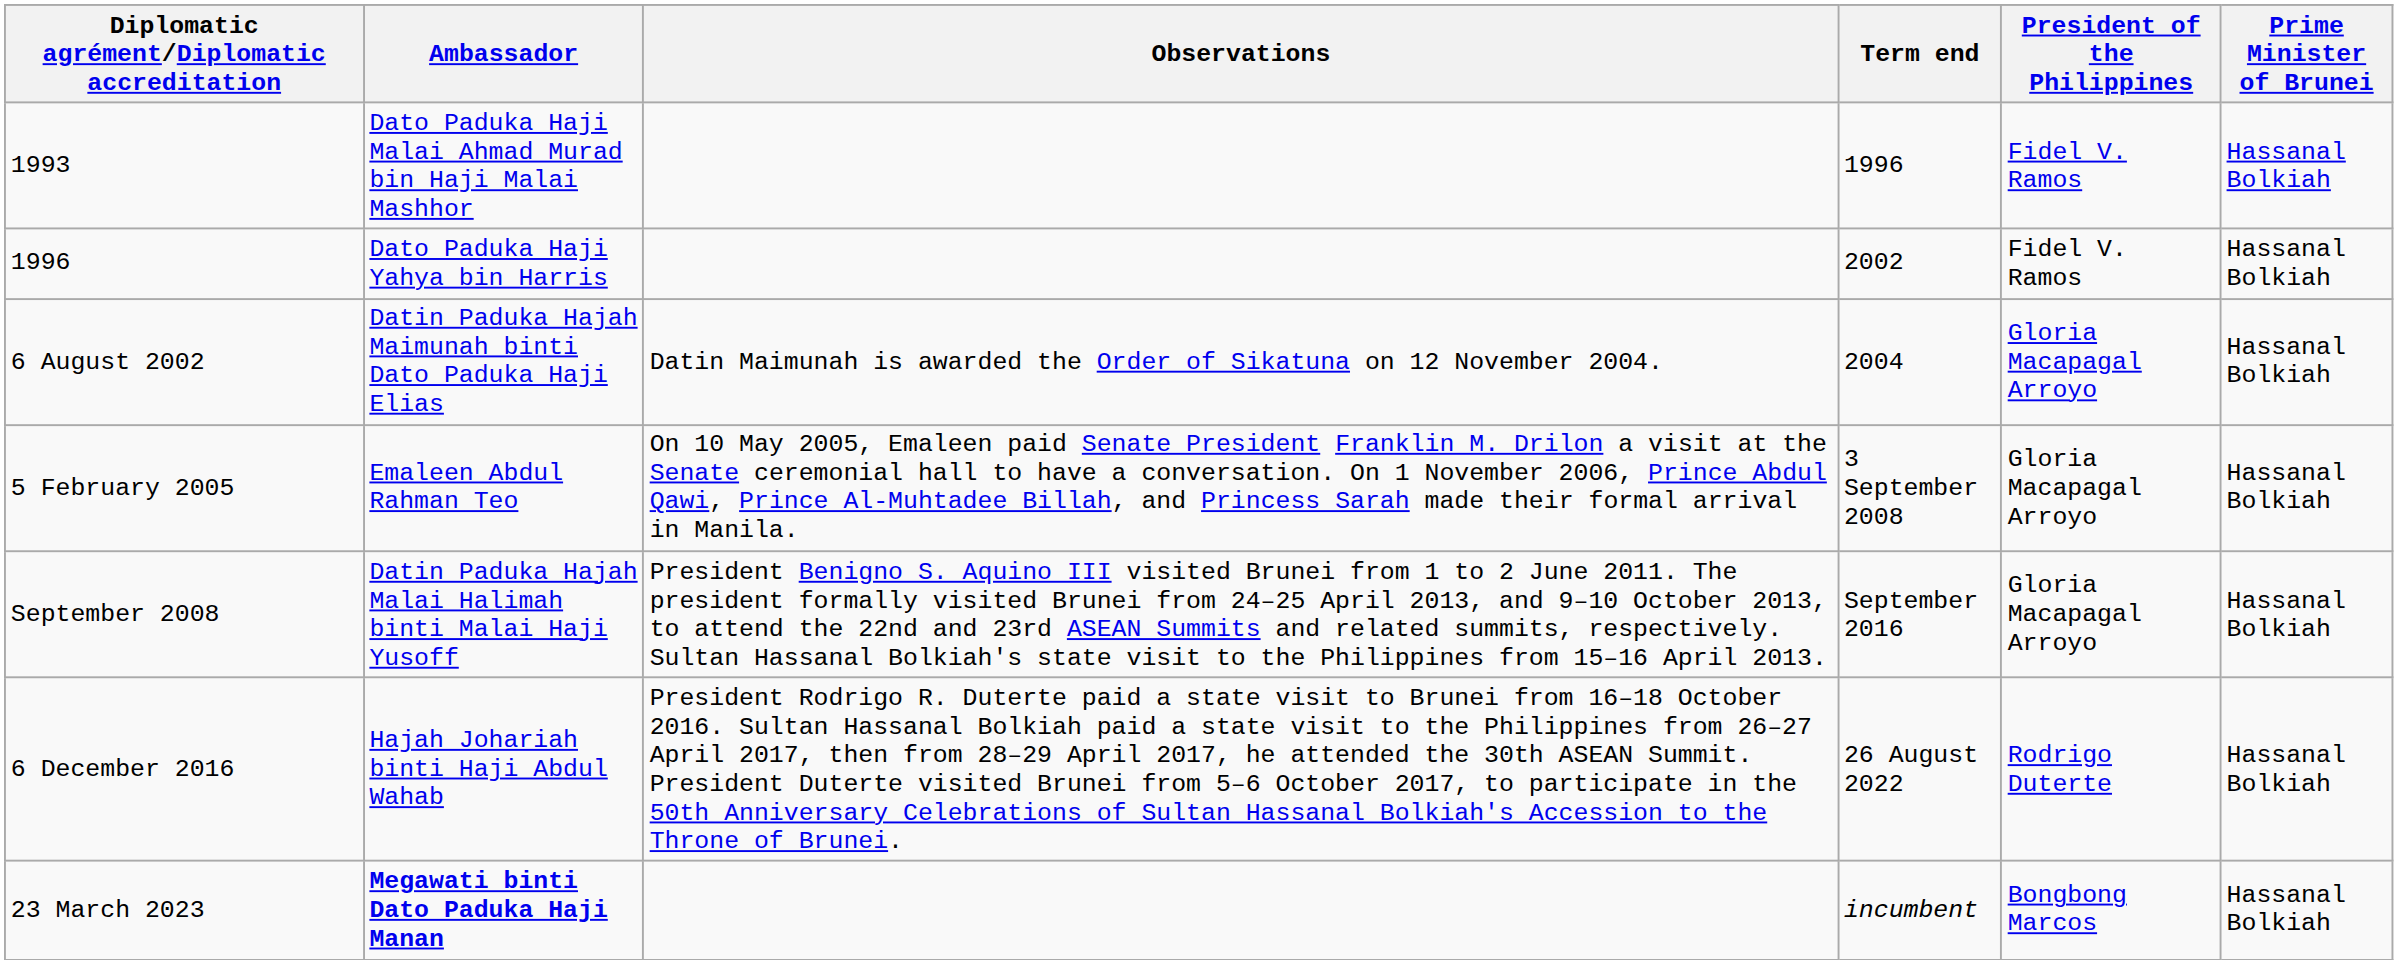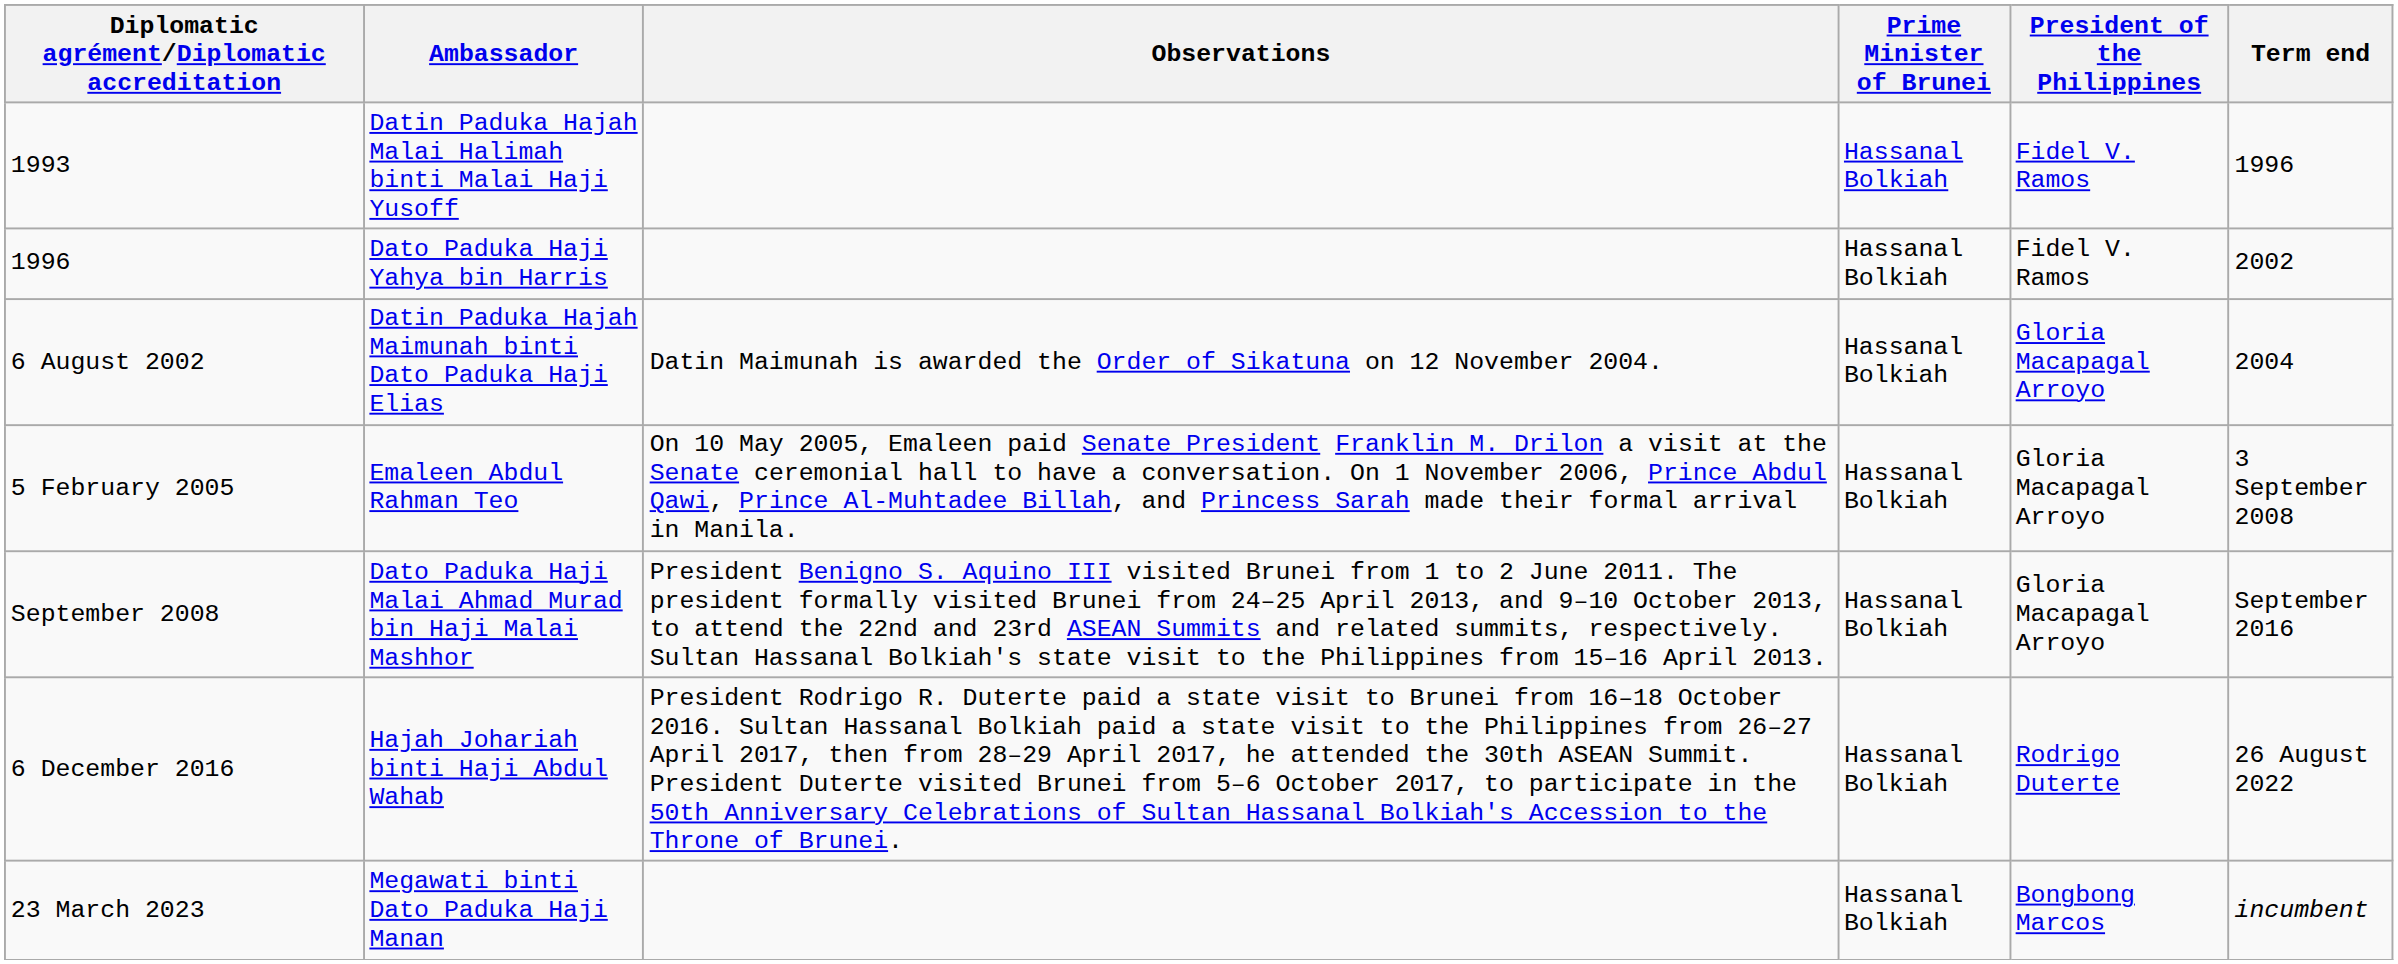columns swapped: (2307, 54) <-> (1920, 54)
(496, 166) Dato Paduka Haji Malai Ahmad Murad bin Haji Malai Mashhor -> (503, 166) Datin Paduka Hajah Malai Halimah binti Malai Haji Yusoff
(503, 614) Datin Paduka Hajah Malai Halimah binti Malai Haji Yusoff -> (496, 614) Dato Paduka Haji Malai Ahmad Murad bin Haji Malai Mashhor
(489, 910) bold -> (489, 910) normal
